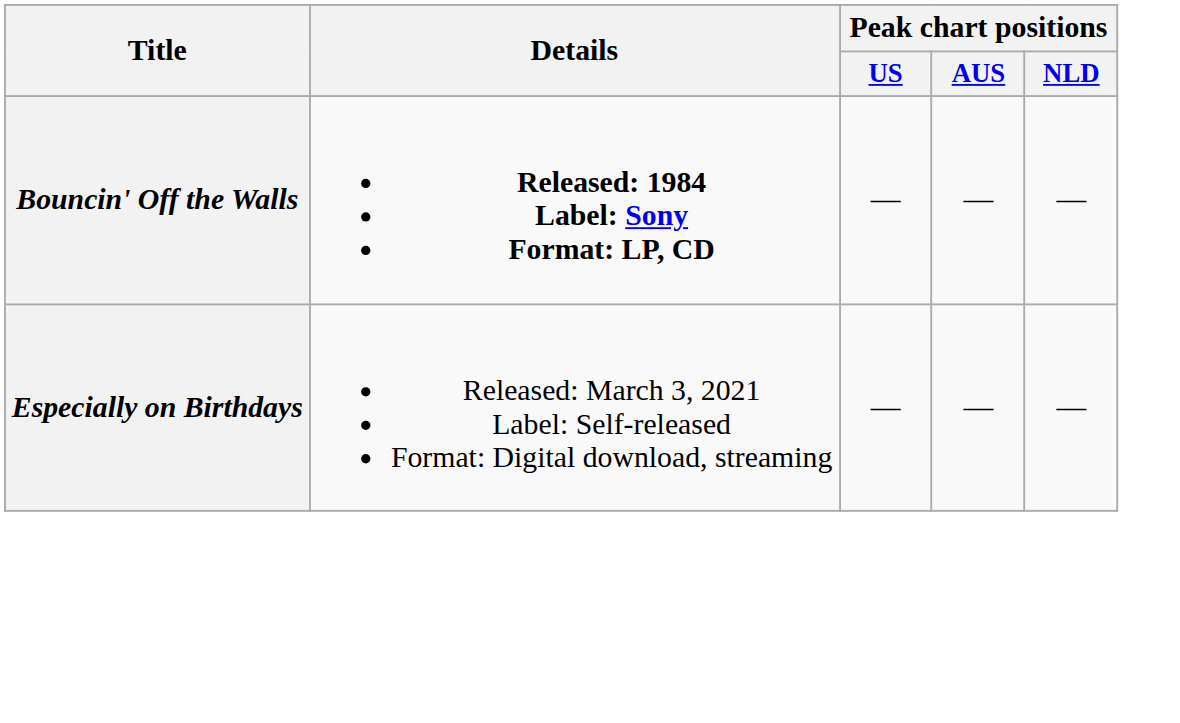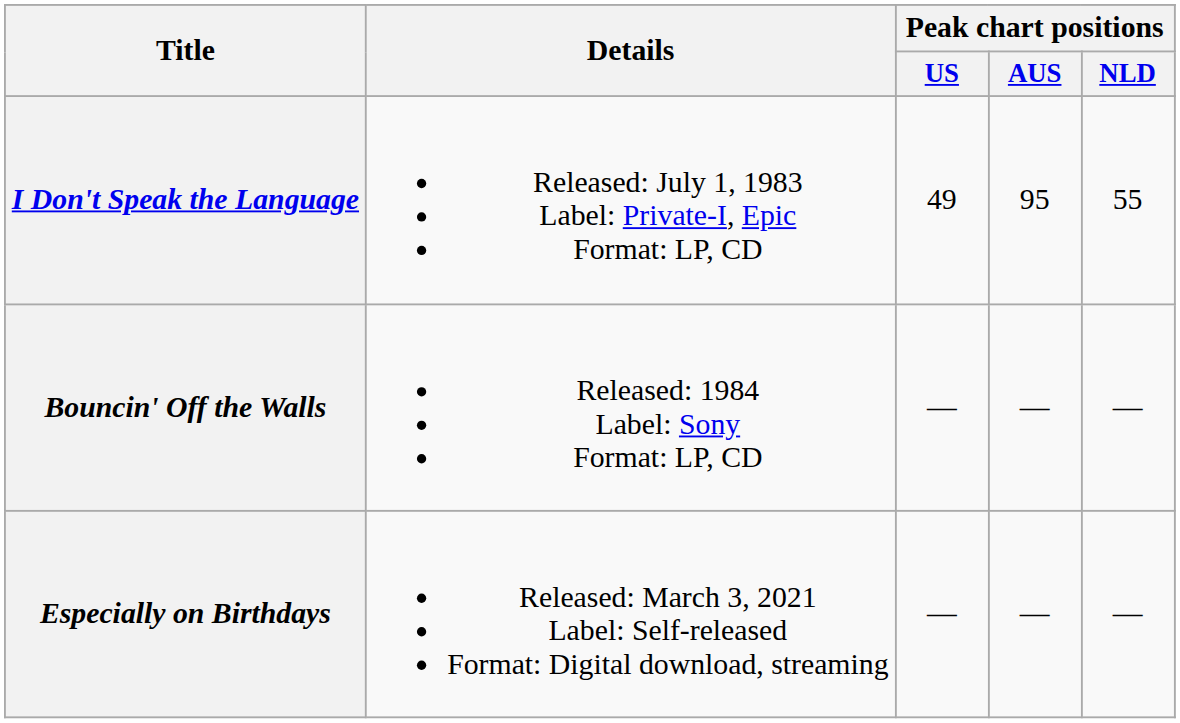+ row: (185, 199)
(574, 217) bold -> (631, 424) normal
